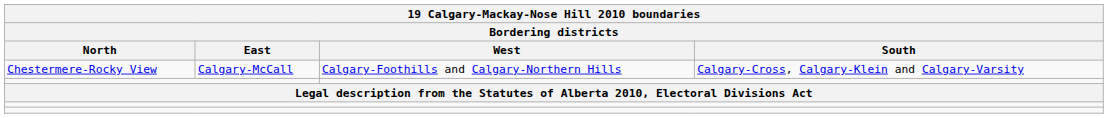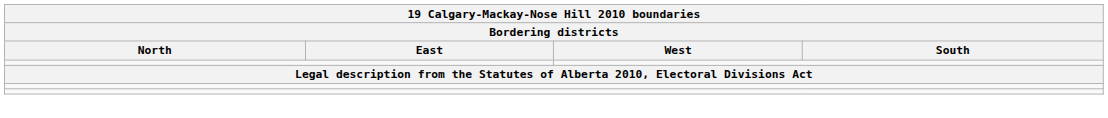- row: (82, 69)
